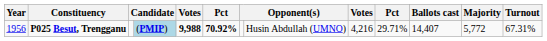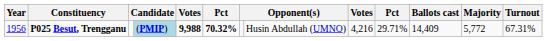(221, 28) 70.92% -> (221, 28) 70.32%
(425, 28) 14,407 -> (425, 28) 14,409
